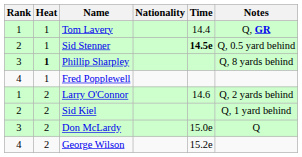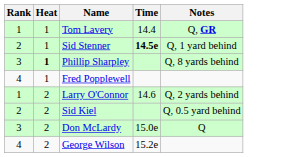- column: (160, 12)
(256, 45) Q, 0.5 yard behind -> (202, 45) Q, 1 yard behind
(256, 111) Q, 1 yard behind -> (202, 111) Q, 0.5 yard behind
